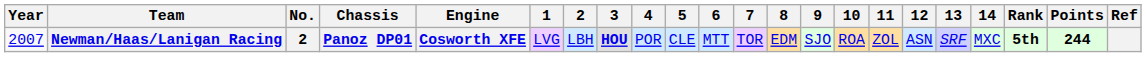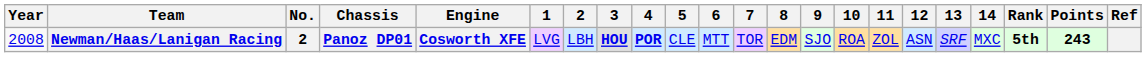(26, 40) 2007 -> (26, 40) 2008
(648, 40) normal -> (648, 40) bold
(1077, 40) 244 -> (1077, 40) 243
